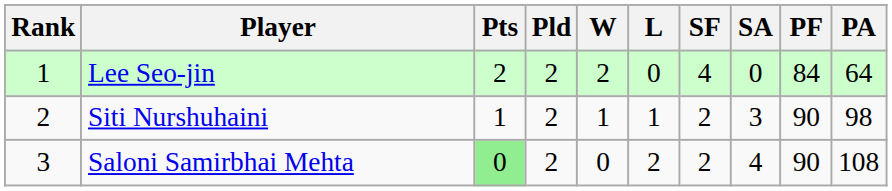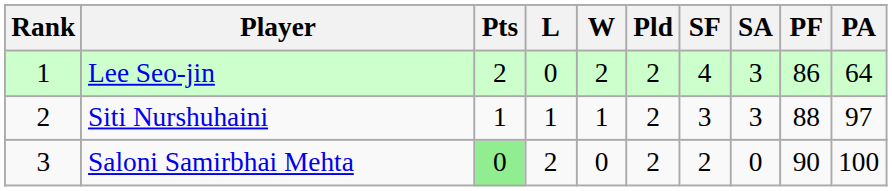columns swapped: (551, 27) <-> (654, 27)
(755, 72) 0 -> (755, 72) 3
(806, 72) 84 -> (806, 72) 86
(705, 117) 2 -> (705, 117) 3
(806, 117) 90 -> (806, 117) 88
(859, 117) 98 -> (859, 117) 97
(755, 162) 4 -> (755, 162) 0
(859, 162) 108 -> (859, 162) 100
